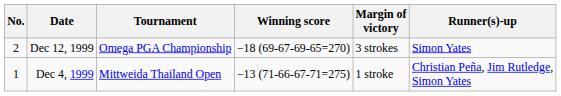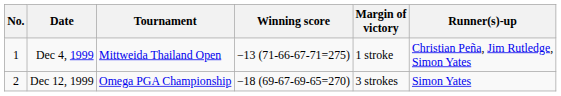rows swapped: (65, 74) <-> (62, 48)
